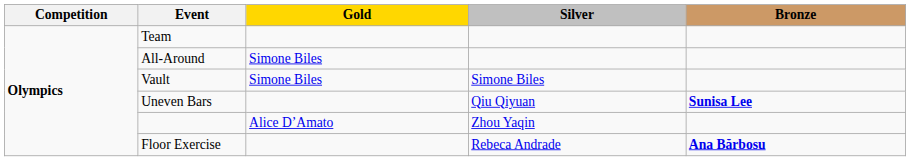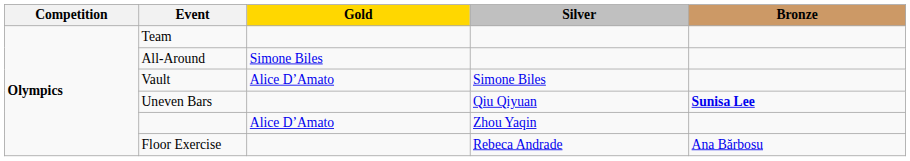(286, 79) Simone Biles -> (292, 79) Alice D’Amato
(727, 144) bold -> (727, 144) normal
